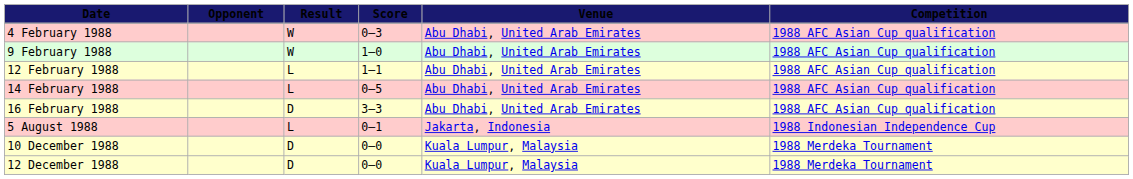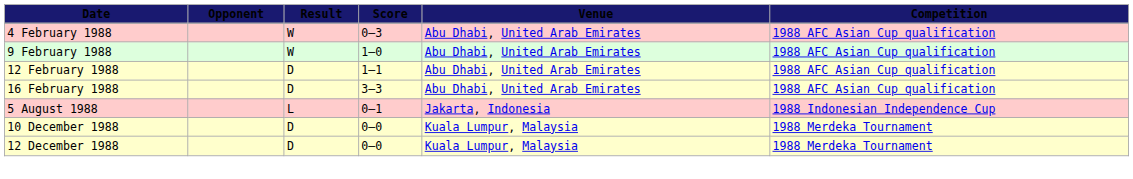(291, 70) L -> (291, 70) D
- row: (63, 89)
